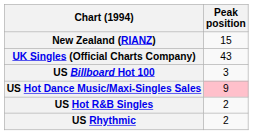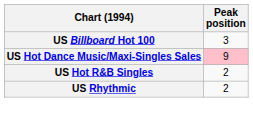- row: (104, 40)
- row: (104, 56)
